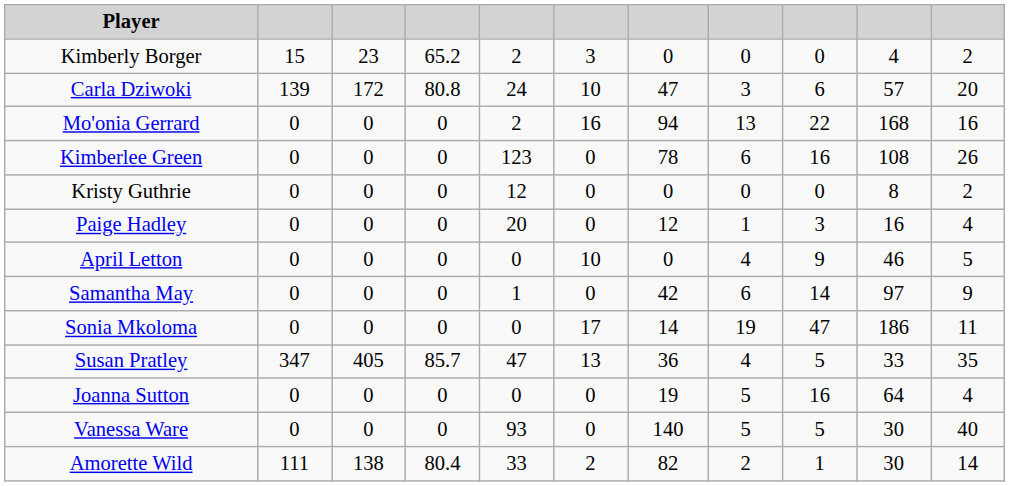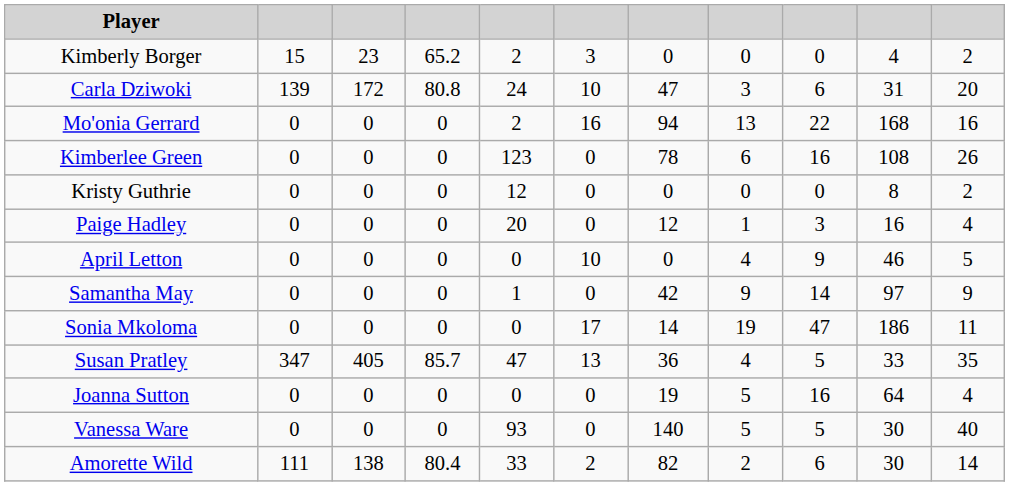(894, 89) 57 -> (894, 89) 31
(746, 293) 6 -> (746, 293) 9
(820, 463) 1 -> (820, 463) 6
